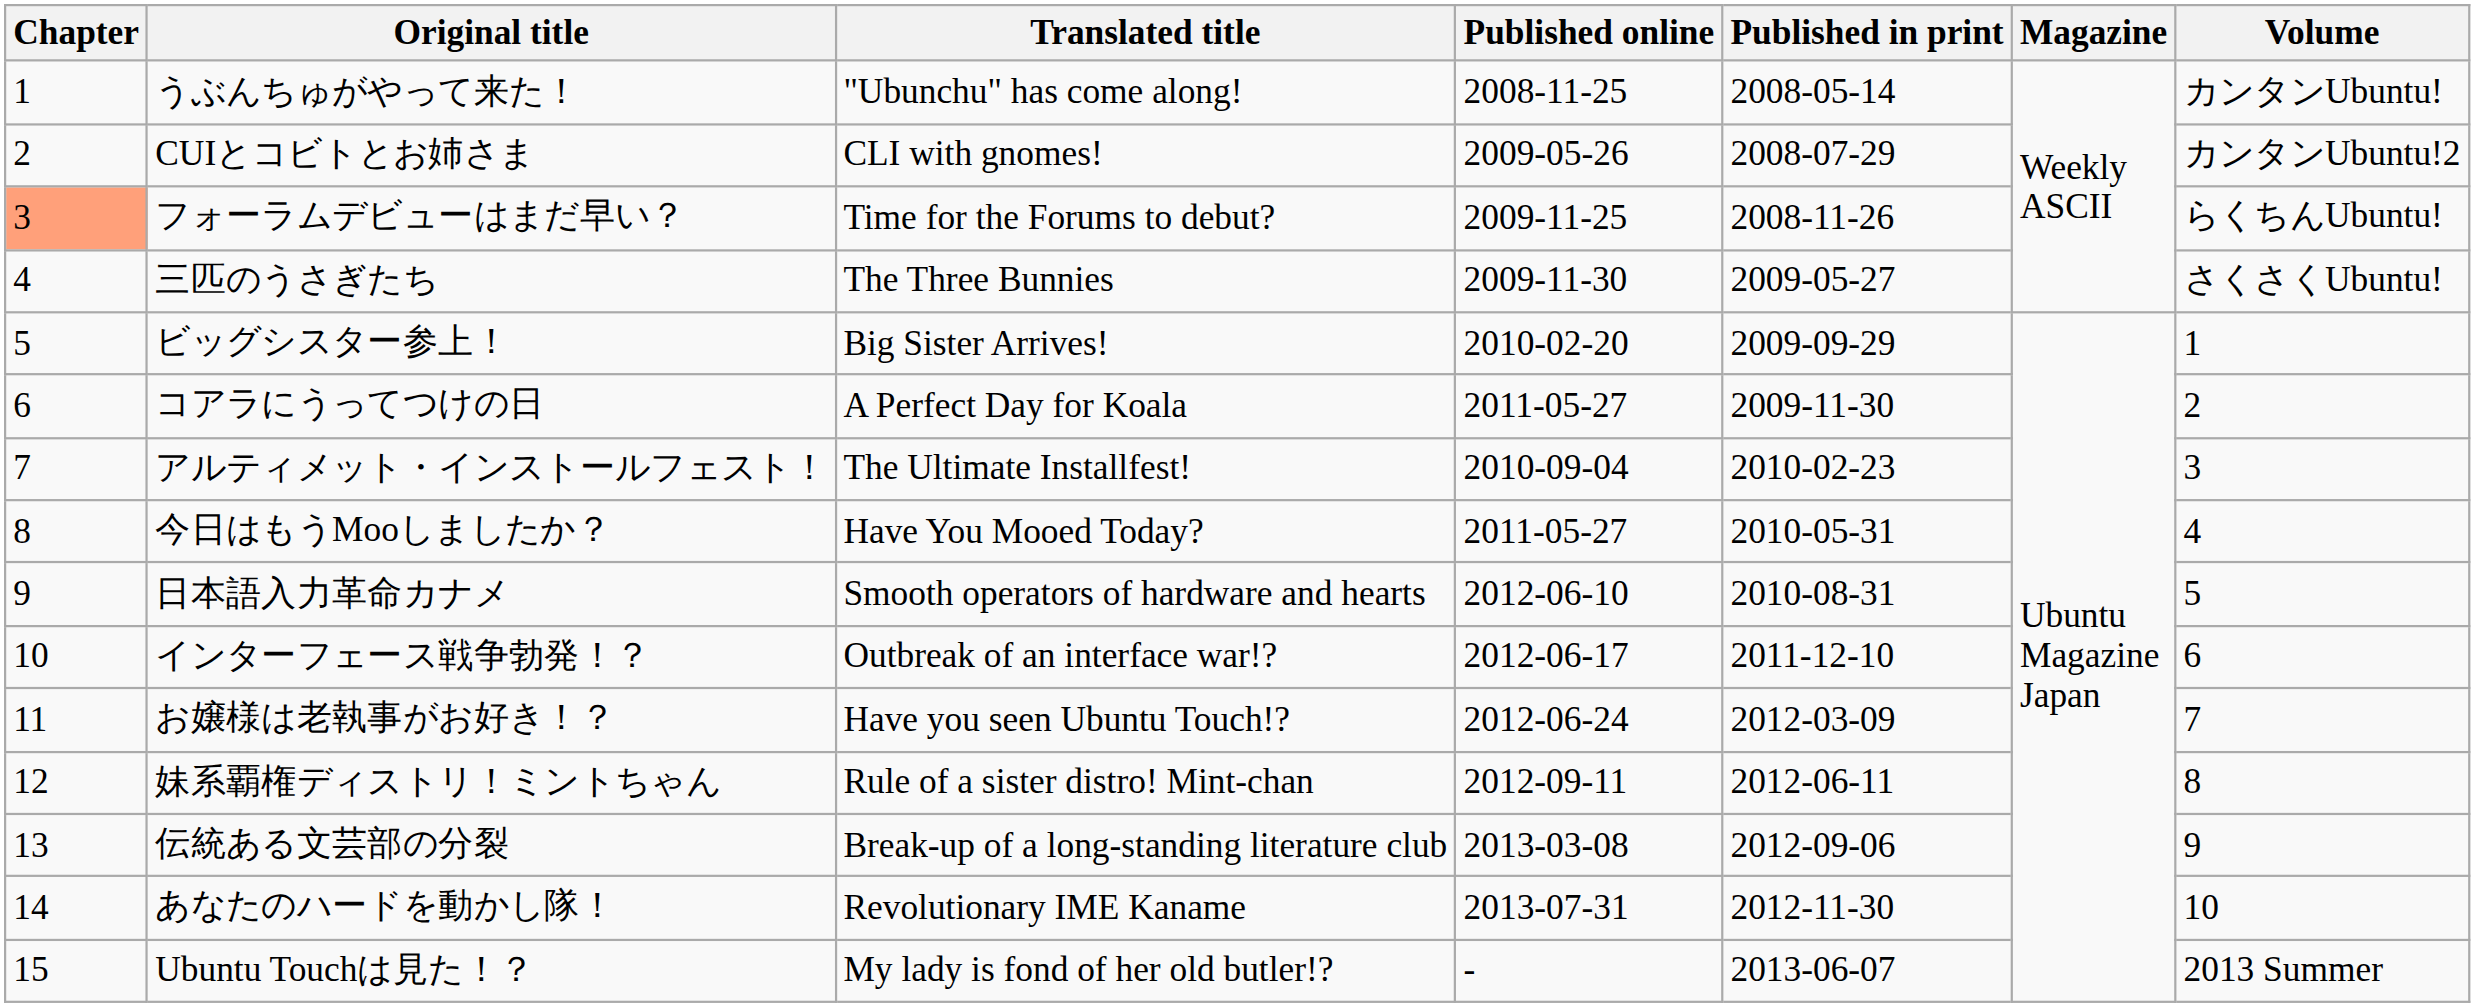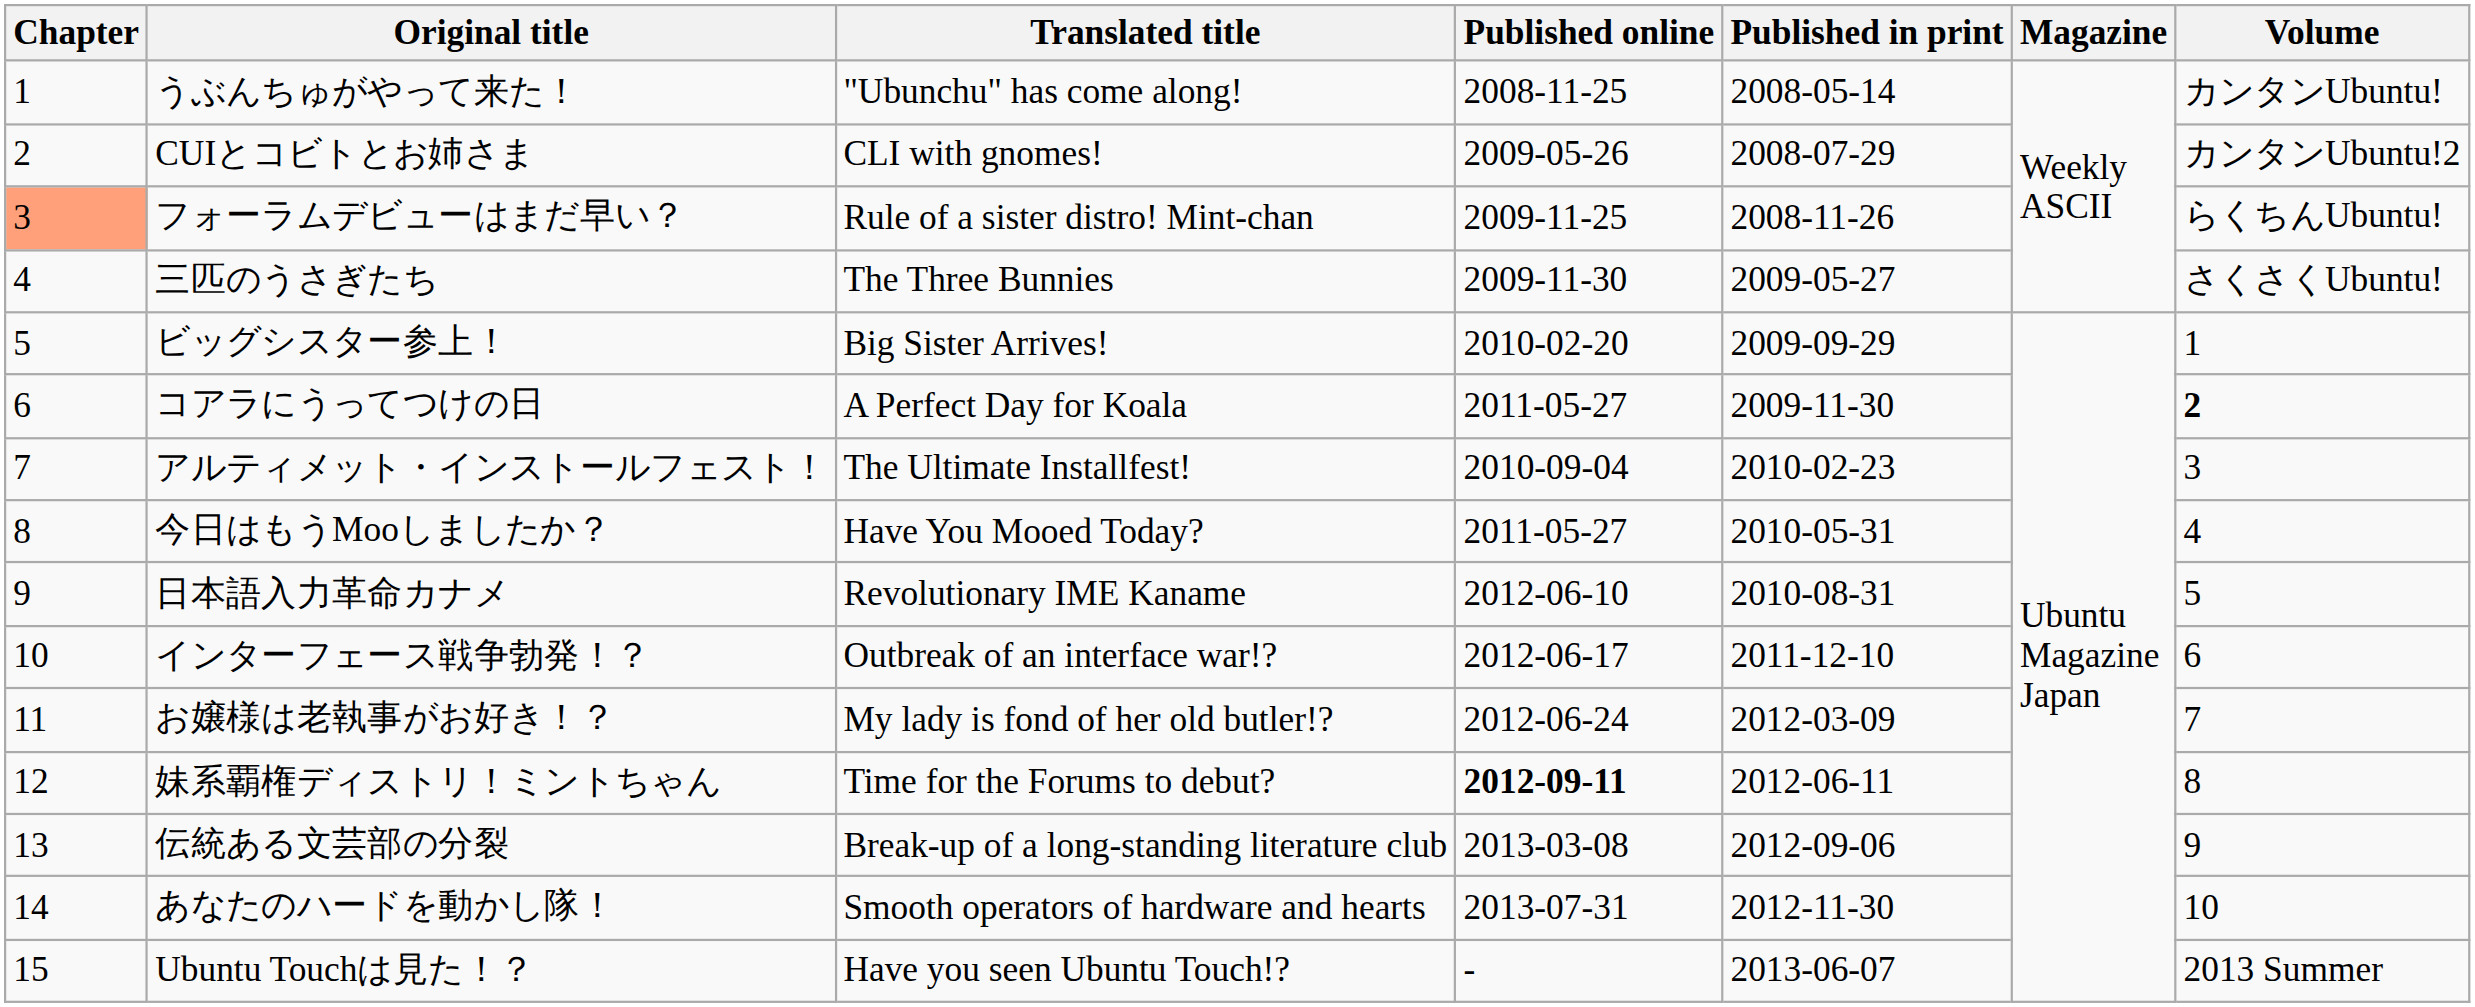(1059, 217) Time for the Forums to debut? -> (1079, 217) Rule of a sister distro! Mint-chan
(2192, 405) normal -> (2192, 405) bold
(1135, 593) Smooth operators of hardware and hearts -> (1045, 593) Revolutionary IME Kaname
(1067, 719) Have you seen Ubuntu Touch!? -> (1088, 719) My lady is fond of her old butler!?
(1079, 781) Rule of a sister distro! Mint-chan -> (1059, 781) Time for the Forums to debut?
(1545, 781) normal -> (1545, 781) bold
(1045, 907) Revolutionary IME Kaname -> (1135, 907) Smooth operators of hardware and hearts
(1088, 969) My lady is fond of her old butler!? -> (1067, 969) Have you seen Ubuntu Touch!?
